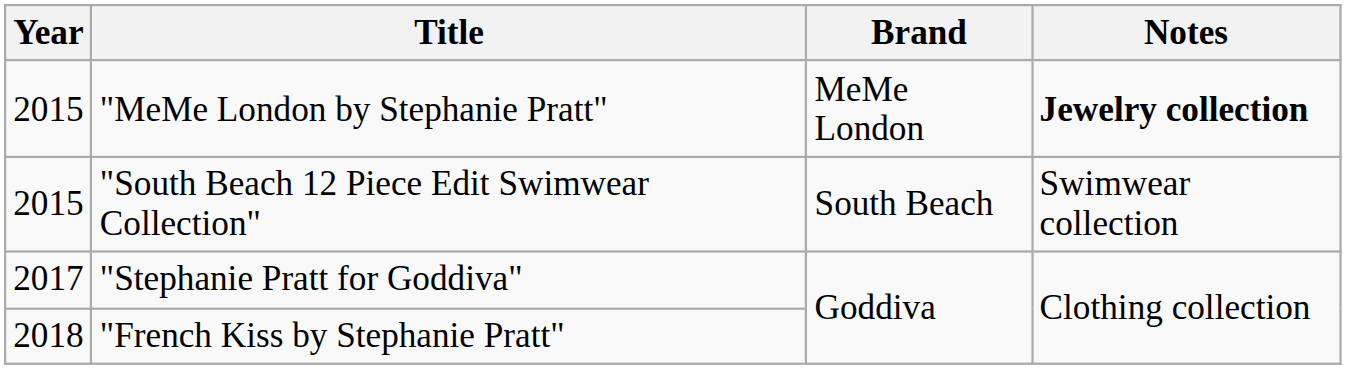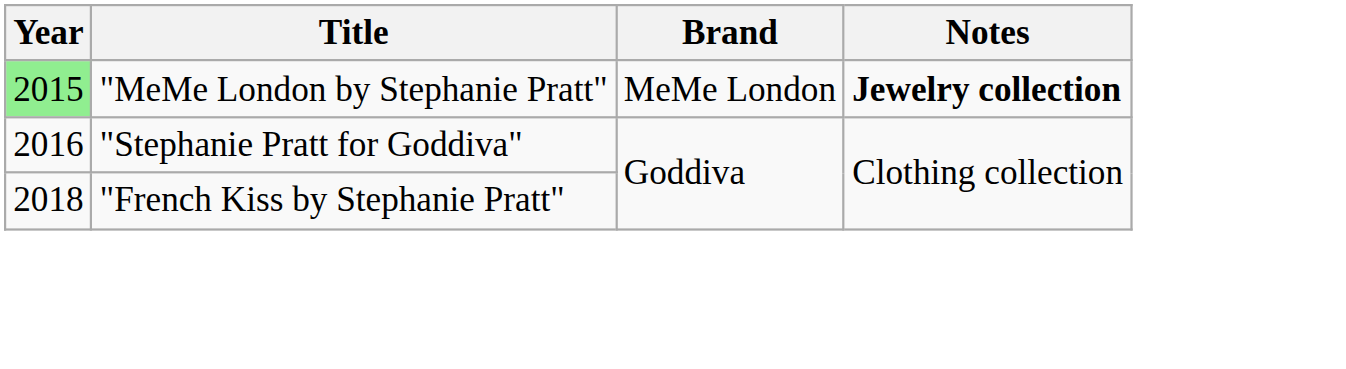(48, 108) no background -> (48, 88) lightgreen background
- row: (374, 203)
(48, 279) 2017 -> (48, 144) 2016
